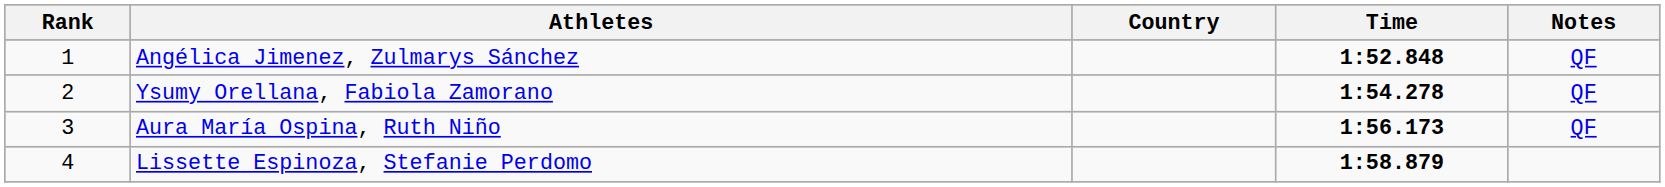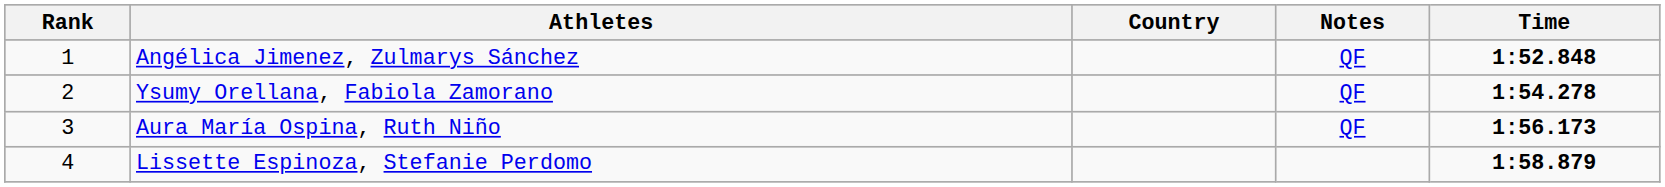columns swapped: (1392, 23) <-> (1584, 23)
